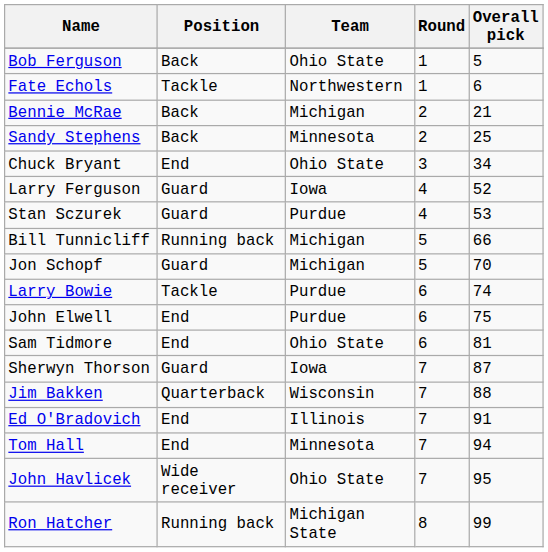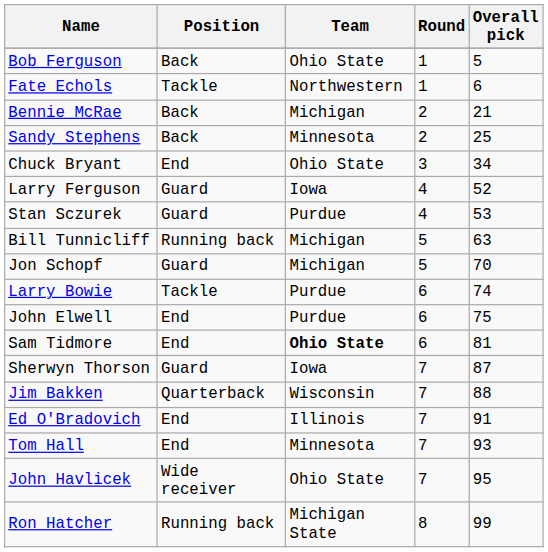(482, 241) 66 -> (482, 241) 63
(337, 343) normal -> (337, 343) bold
(482, 446) 94 -> (482, 446) 93
